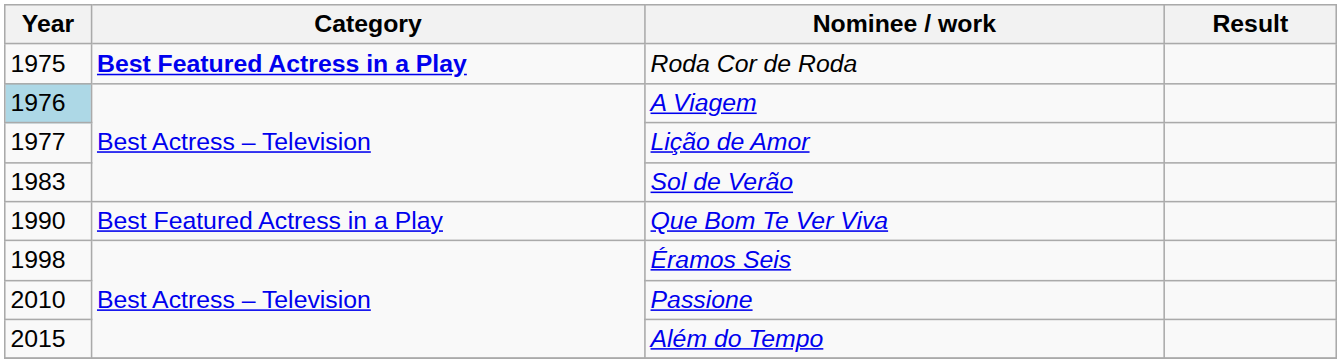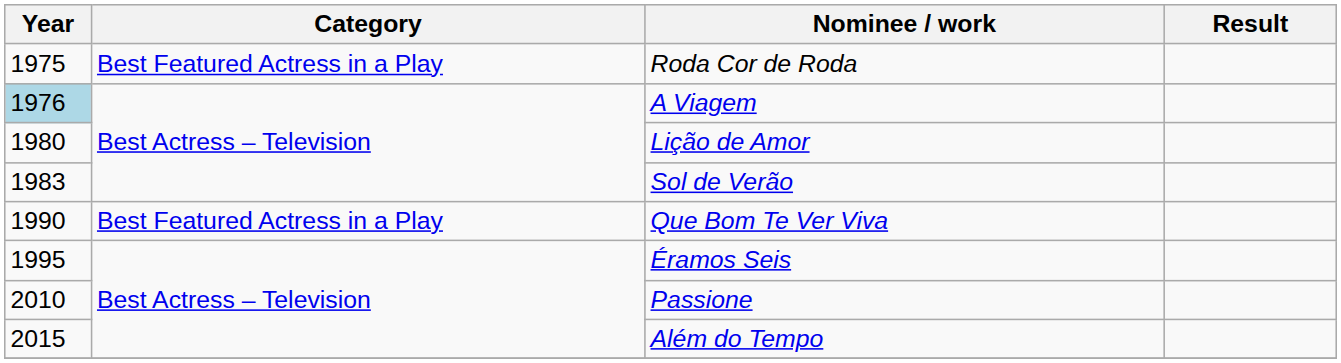(282, 63) bold -> (270, 63) normal
(38, 142) 1977 -> (38, 142) 1980
(38, 260) 1998 -> (38, 260) 1995
